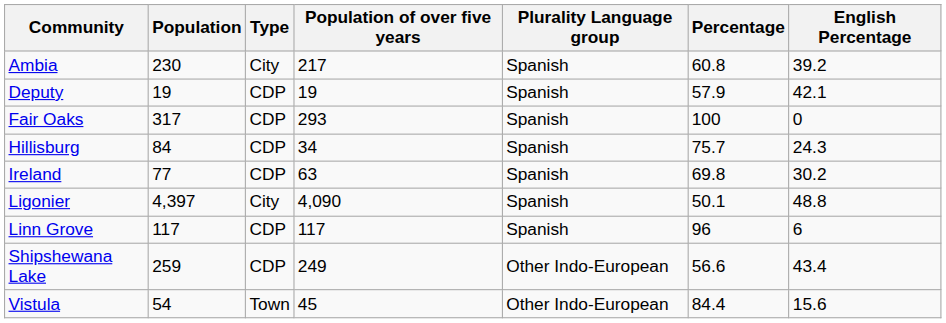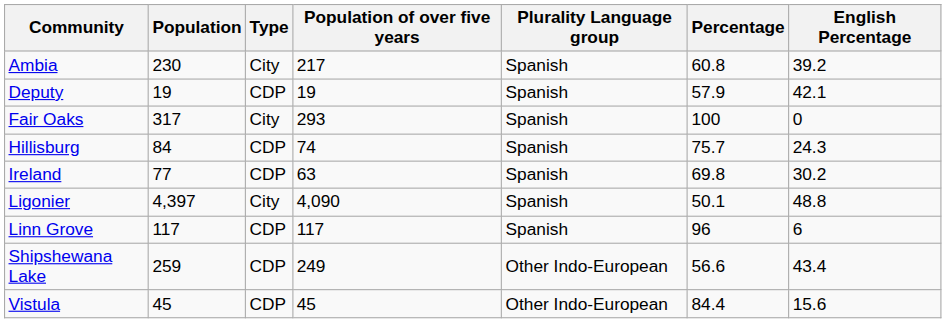(268, 119) CDP -> (264, 119) City
(307, 147) 34 -> (306, 147) 74
(162, 303) 54 -> (162, 303) 45
(270, 303) Town -> (268, 303) CDP
